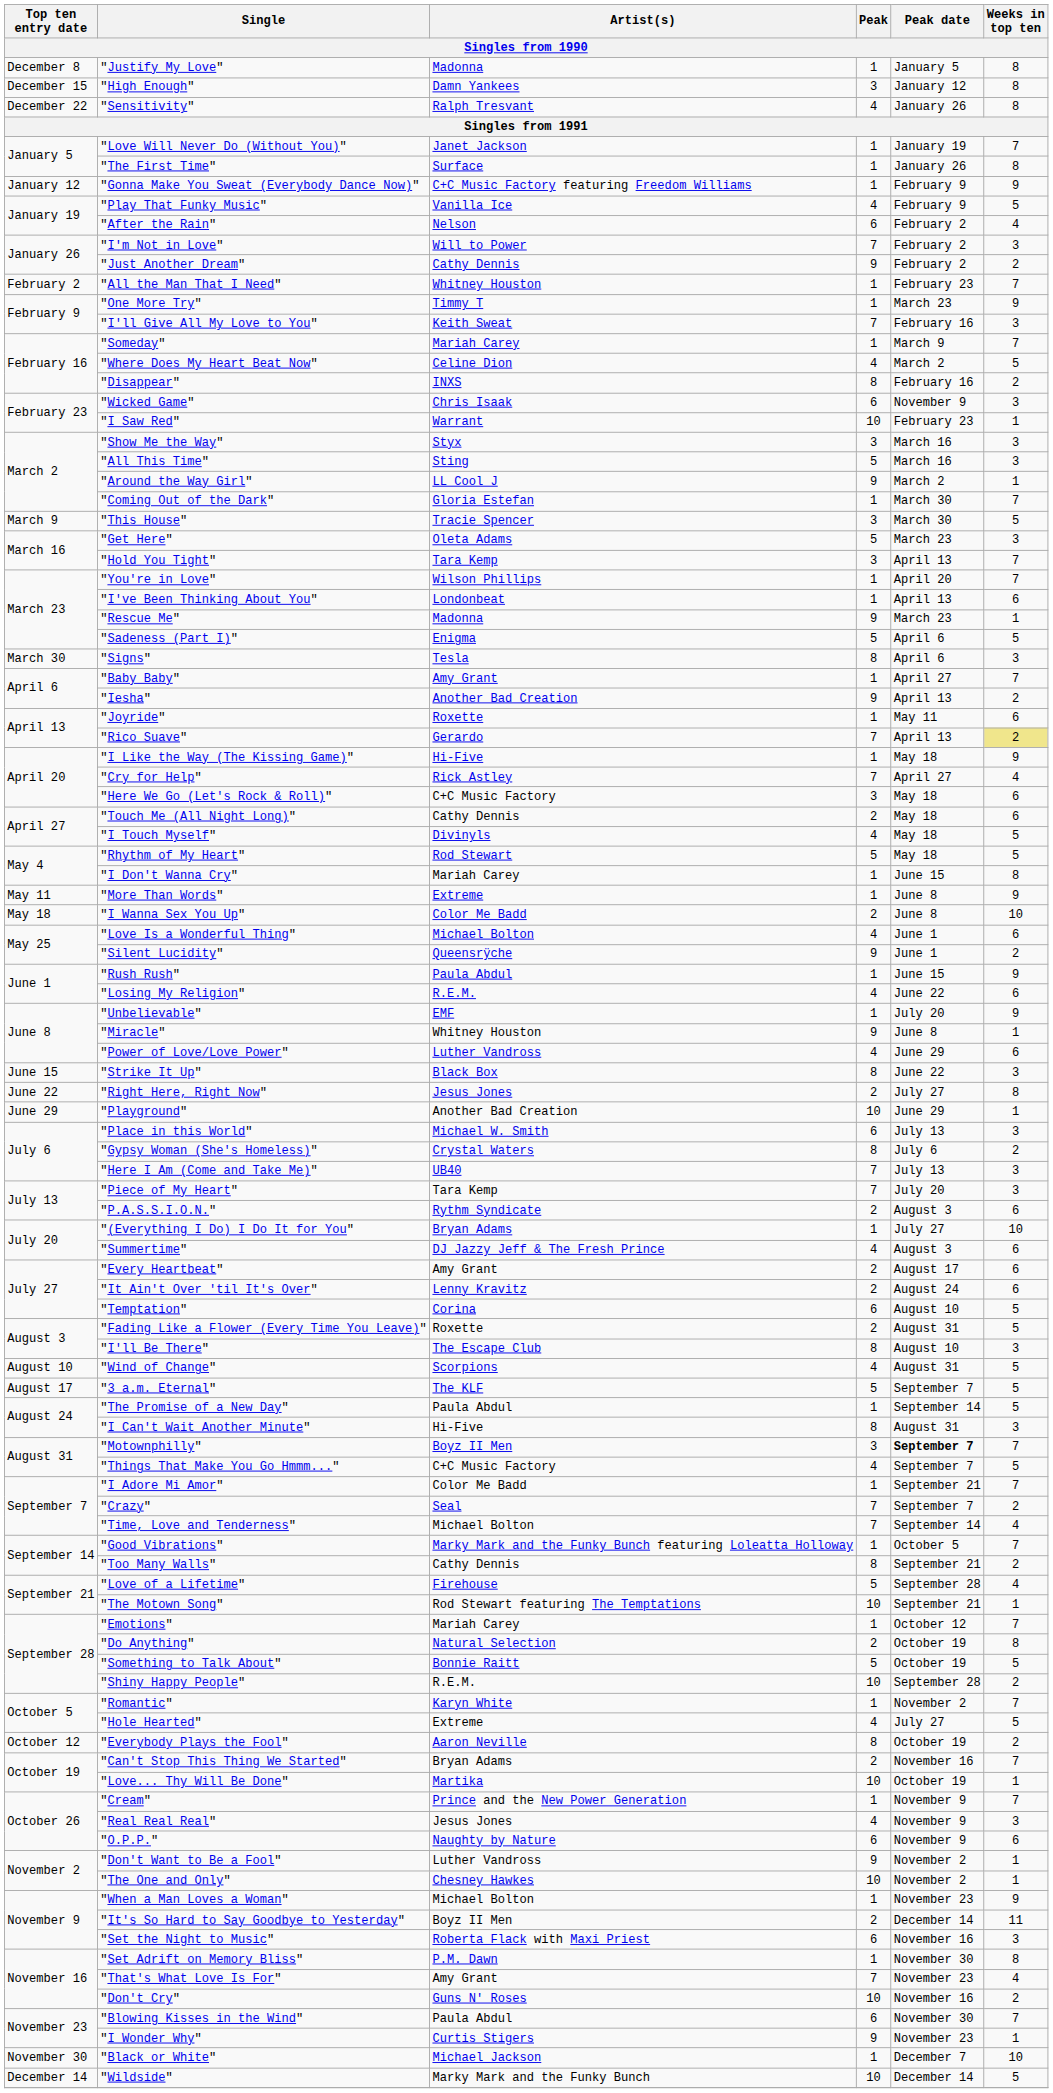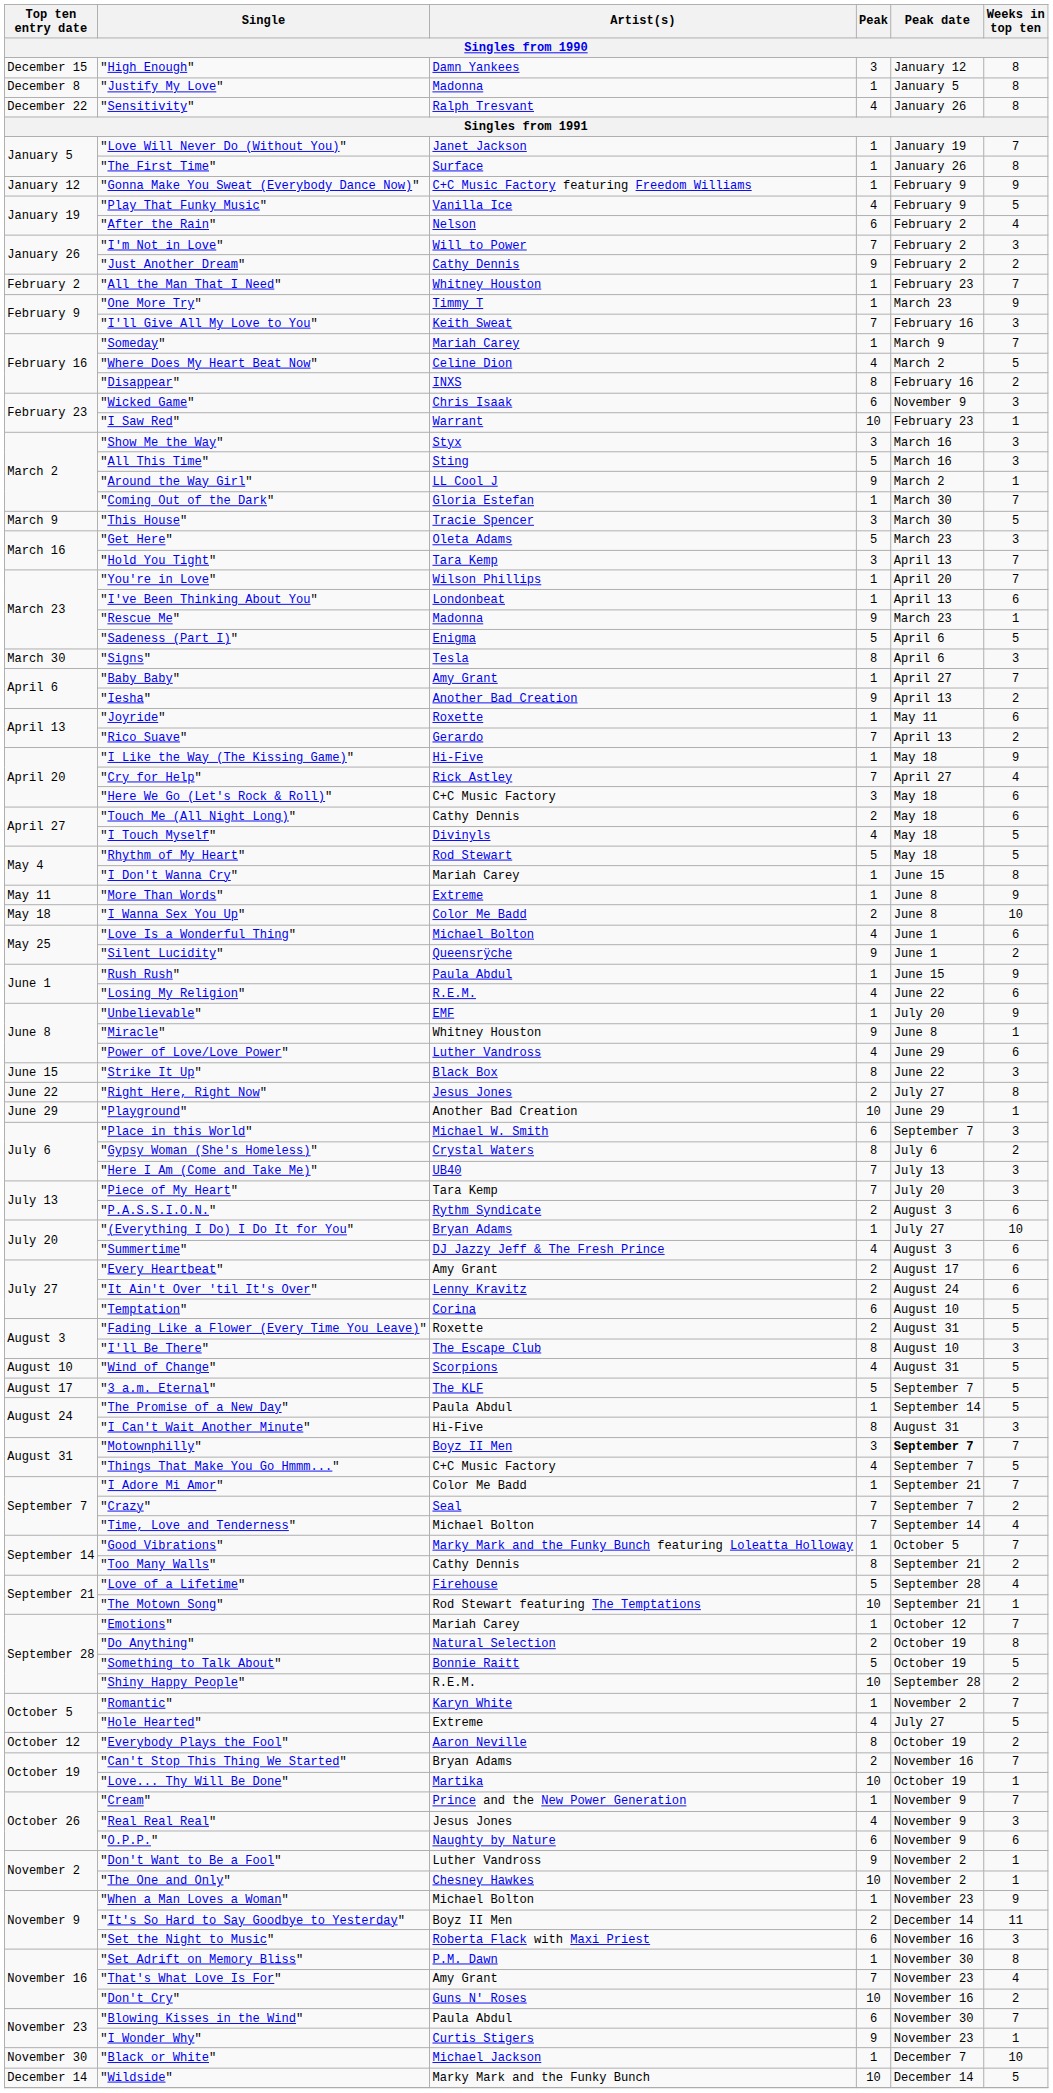rows swapped: (162, 68) <-> (147, 87)
(1016, 738) khaki background -> (1016, 738) no background
(919, 1132) July 13 -> (934, 1132) September 7
